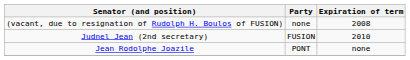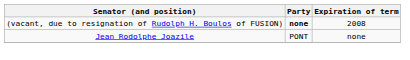(301, 23) normal -> (299, 23) bold
- row: (145, 36)
